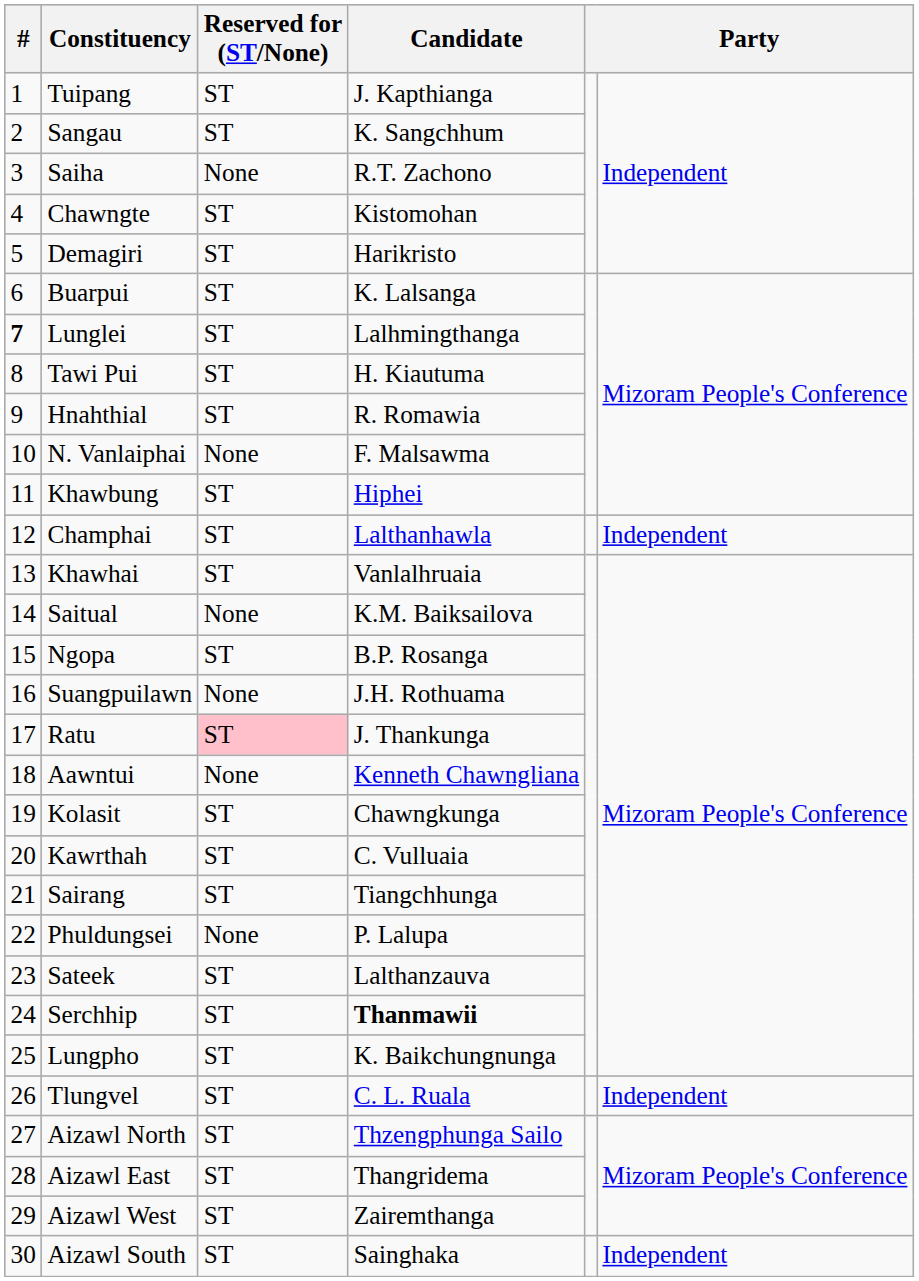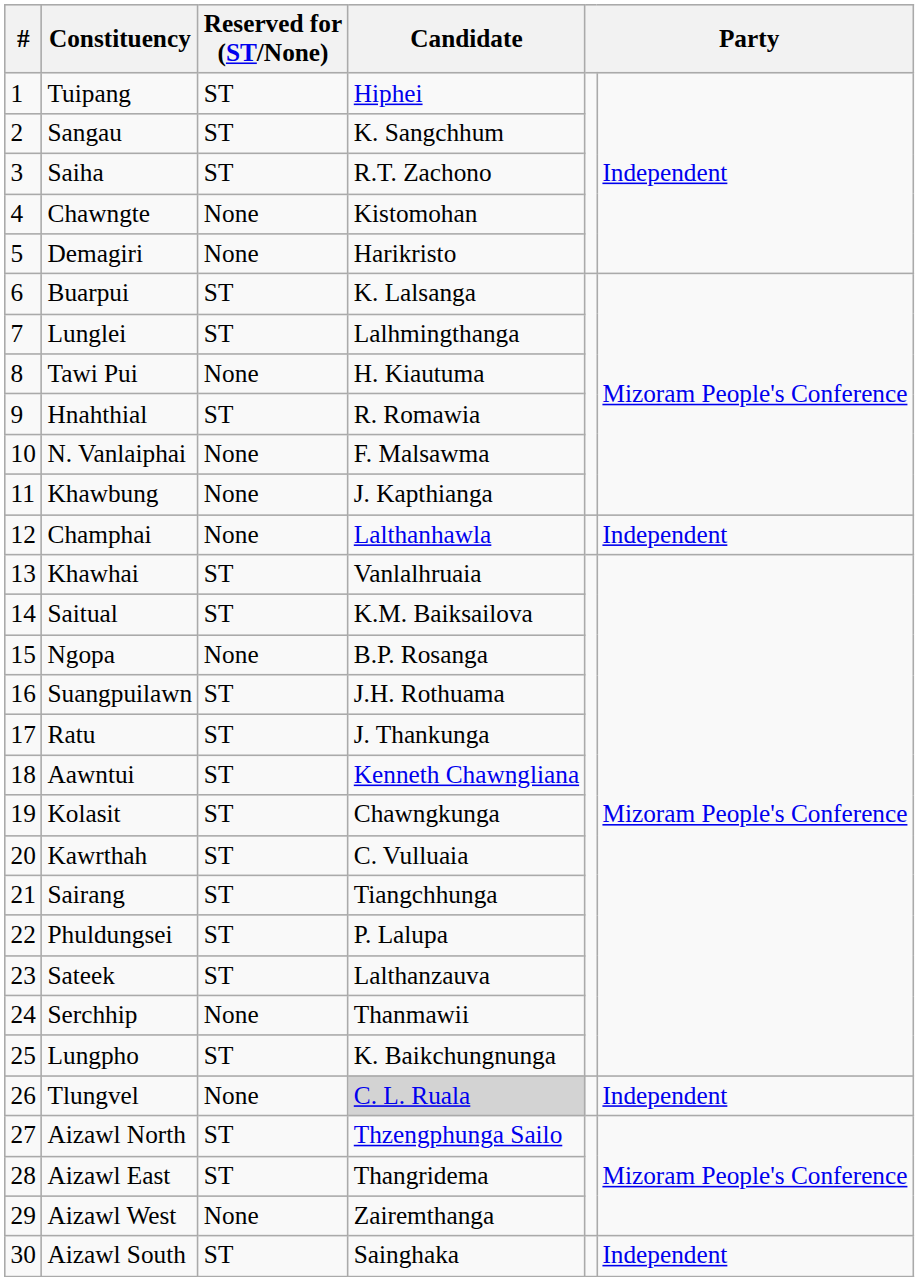(423, 93) J. Kapthianga -> (388, 93) Hiphei
(231, 173) None -> (219, 173) ST
(219, 213) ST -> (231, 213) None
(219, 253) ST -> (231, 253) None
(17, 333) bold -> (17, 333) normal
(219, 373) ST -> (231, 373) None
(219, 494) ST -> (231, 494) None
(388, 494) Hiphei -> (423, 494) J. Kapthianga
(219, 534) ST -> (231, 534) None
(231, 614) None -> (219, 614) ST
(219, 654) ST -> (231, 654) None
(231, 694) None -> (219, 694) ST
(219, 734) pink background -> (219, 734) no background
(231, 774) None -> (219, 774) ST
(231, 935) None -> (219, 935) ST
(219, 1015) ST -> (231, 1015) None
(416, 1015) bold -> (411, 1015) normal
(219, 1095) ST -> (231, 1095) None
(412, 1095) no background -> (412, 1095) lightgrey background
(219, 1215) ST -> (231, 1215) None
